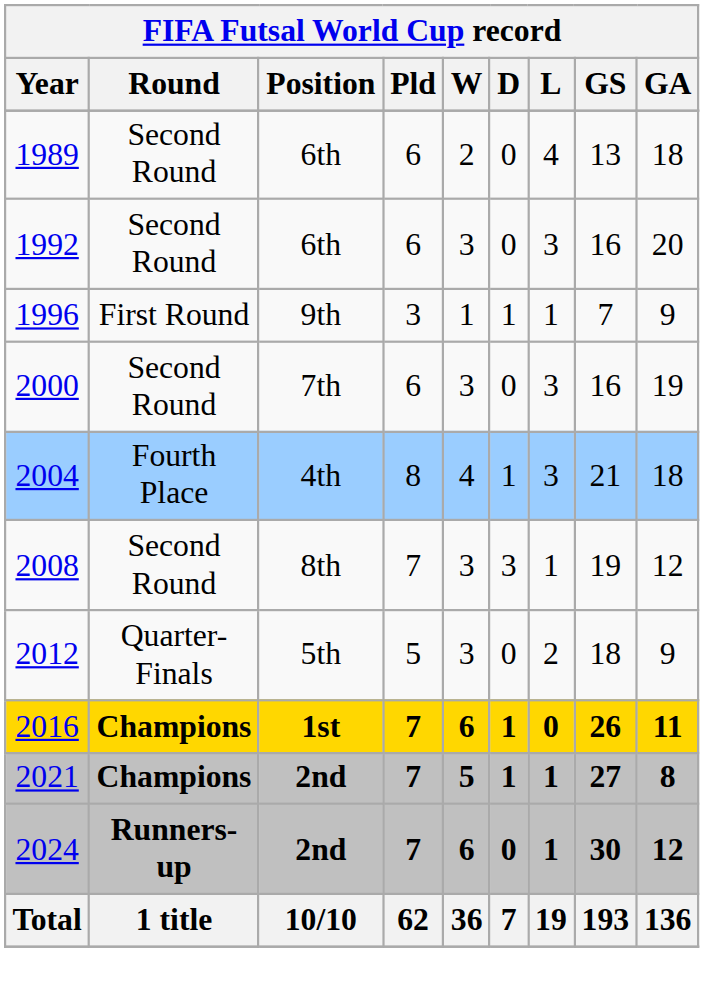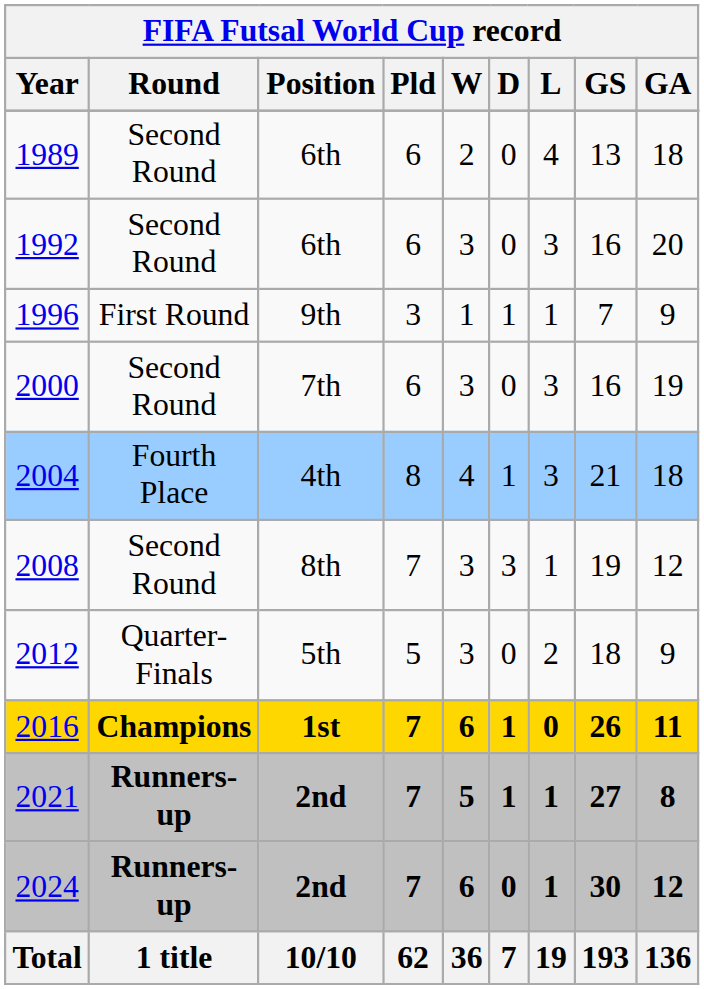(174, 777) Champions -> (174, 796) Runners-up
